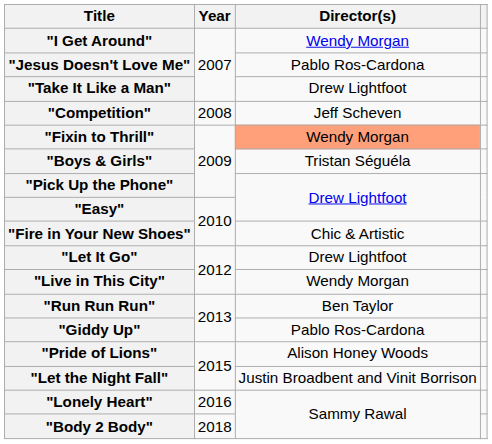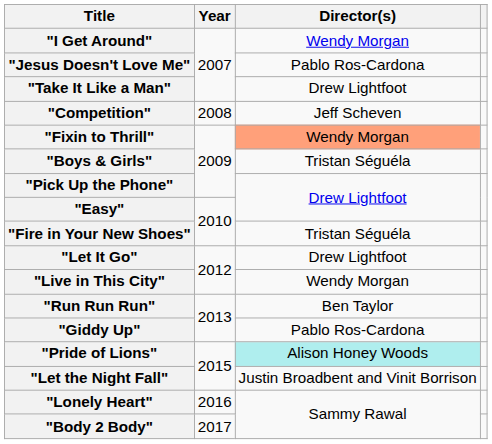(358, 233) Chic & Artistic -> (358, 233) Tristan Séguéla
(358, 354) no background -> (358, 354) paleturquoise background
(215, 426) 2018 -> (215, 426) 2017
